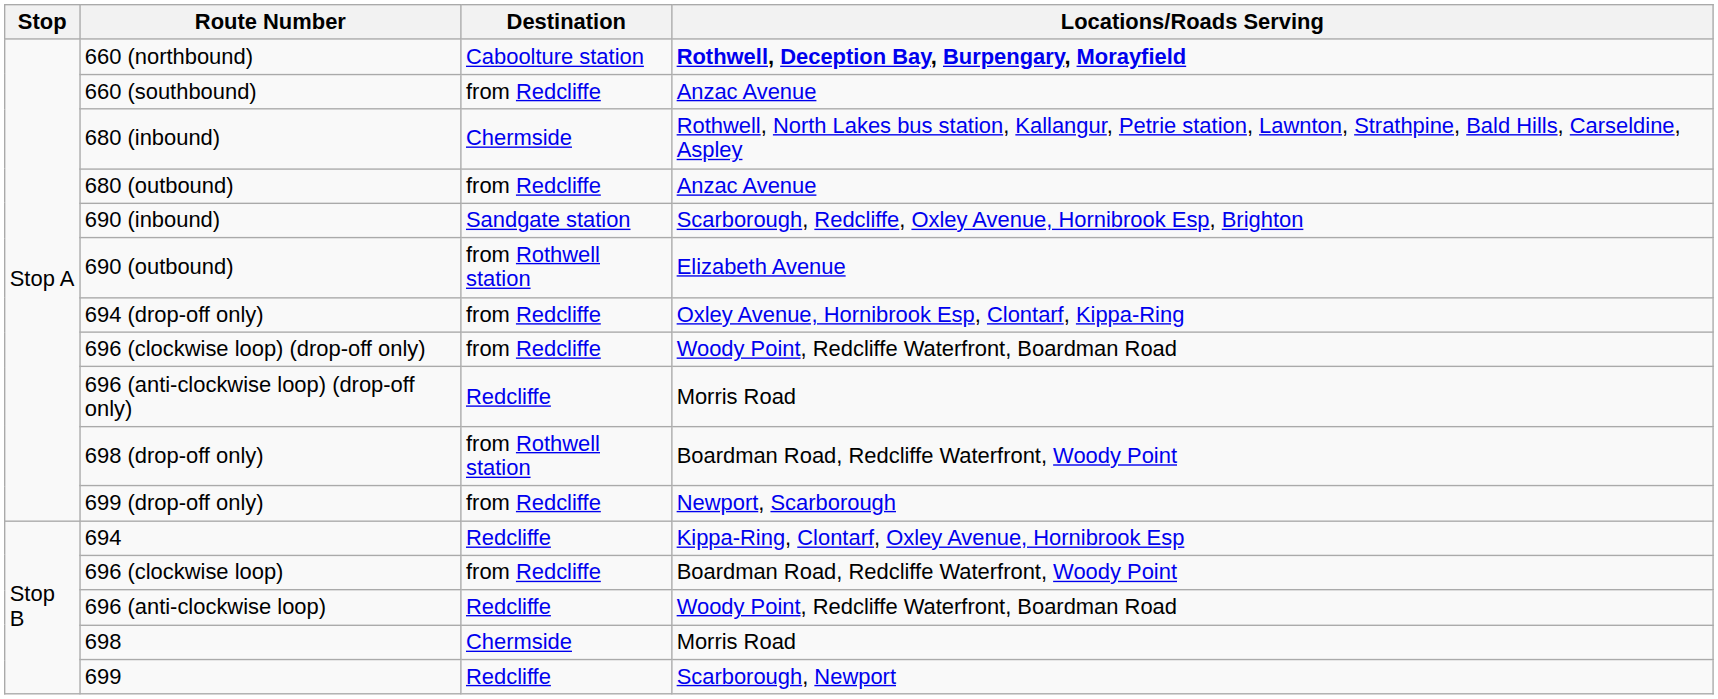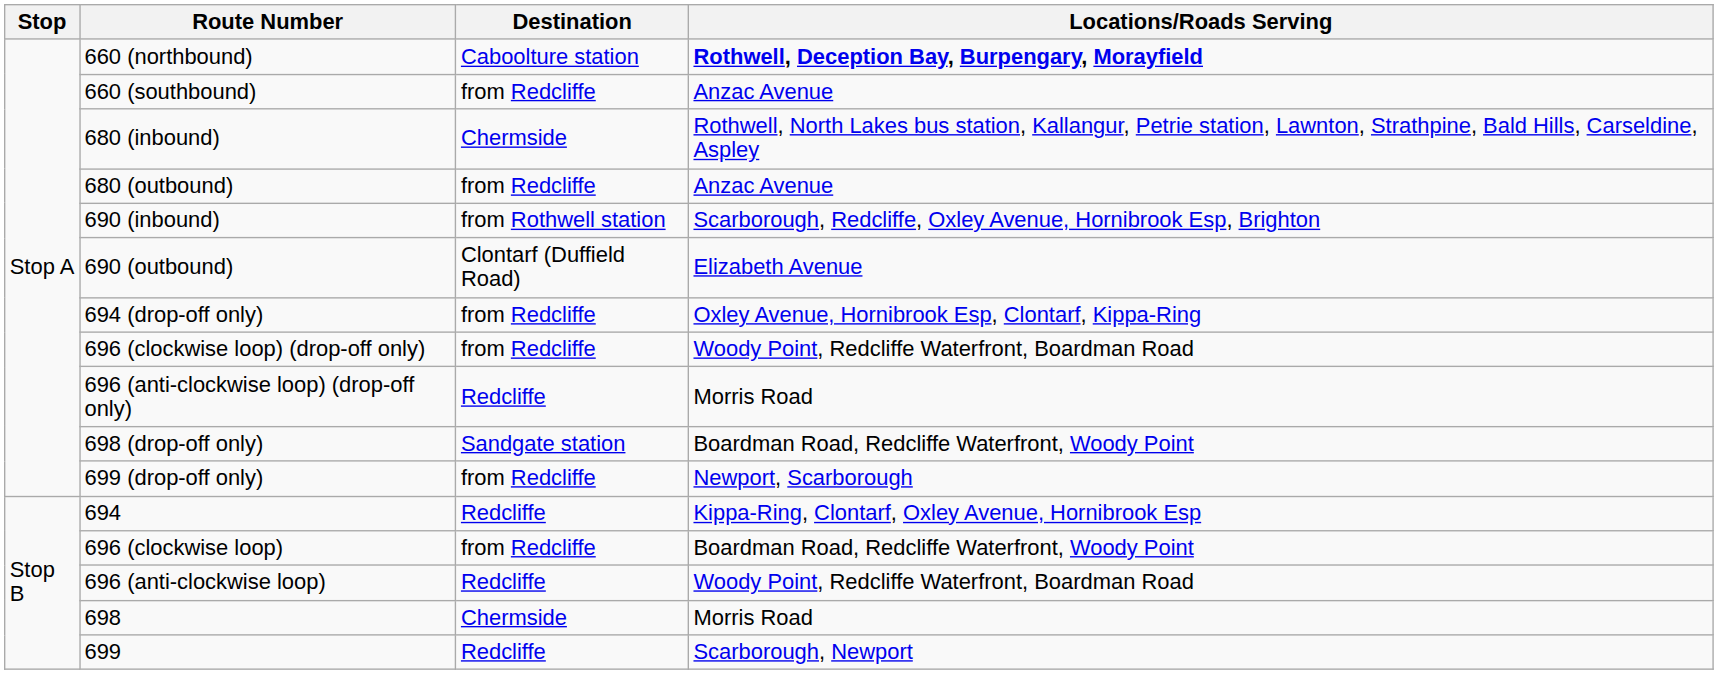(548, 220) Sandgate station -> (563, 220) from Rothwell station
(533, 267) from Rothwell station -> (543, 267) Clontarf (Duffield Road)
(533, 455) from Rothwell station -> (543, 443) Sandgate station
